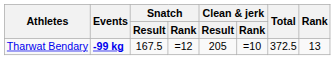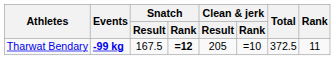(183, 47) normal -> (183, 47) bold
(315, 47) 13 -> (315, 47) 11
